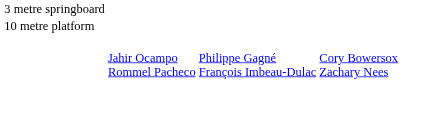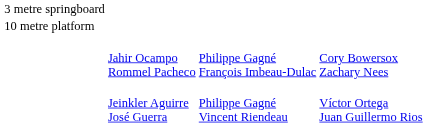+ row: (148, 110)
